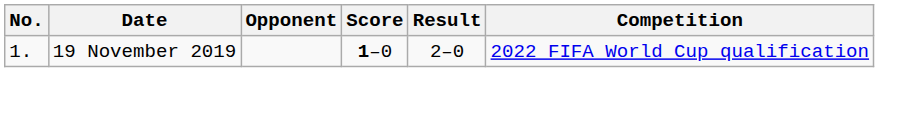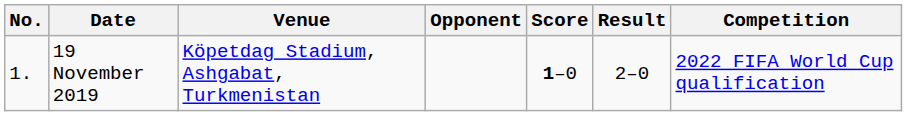+ column: (302, 20)
